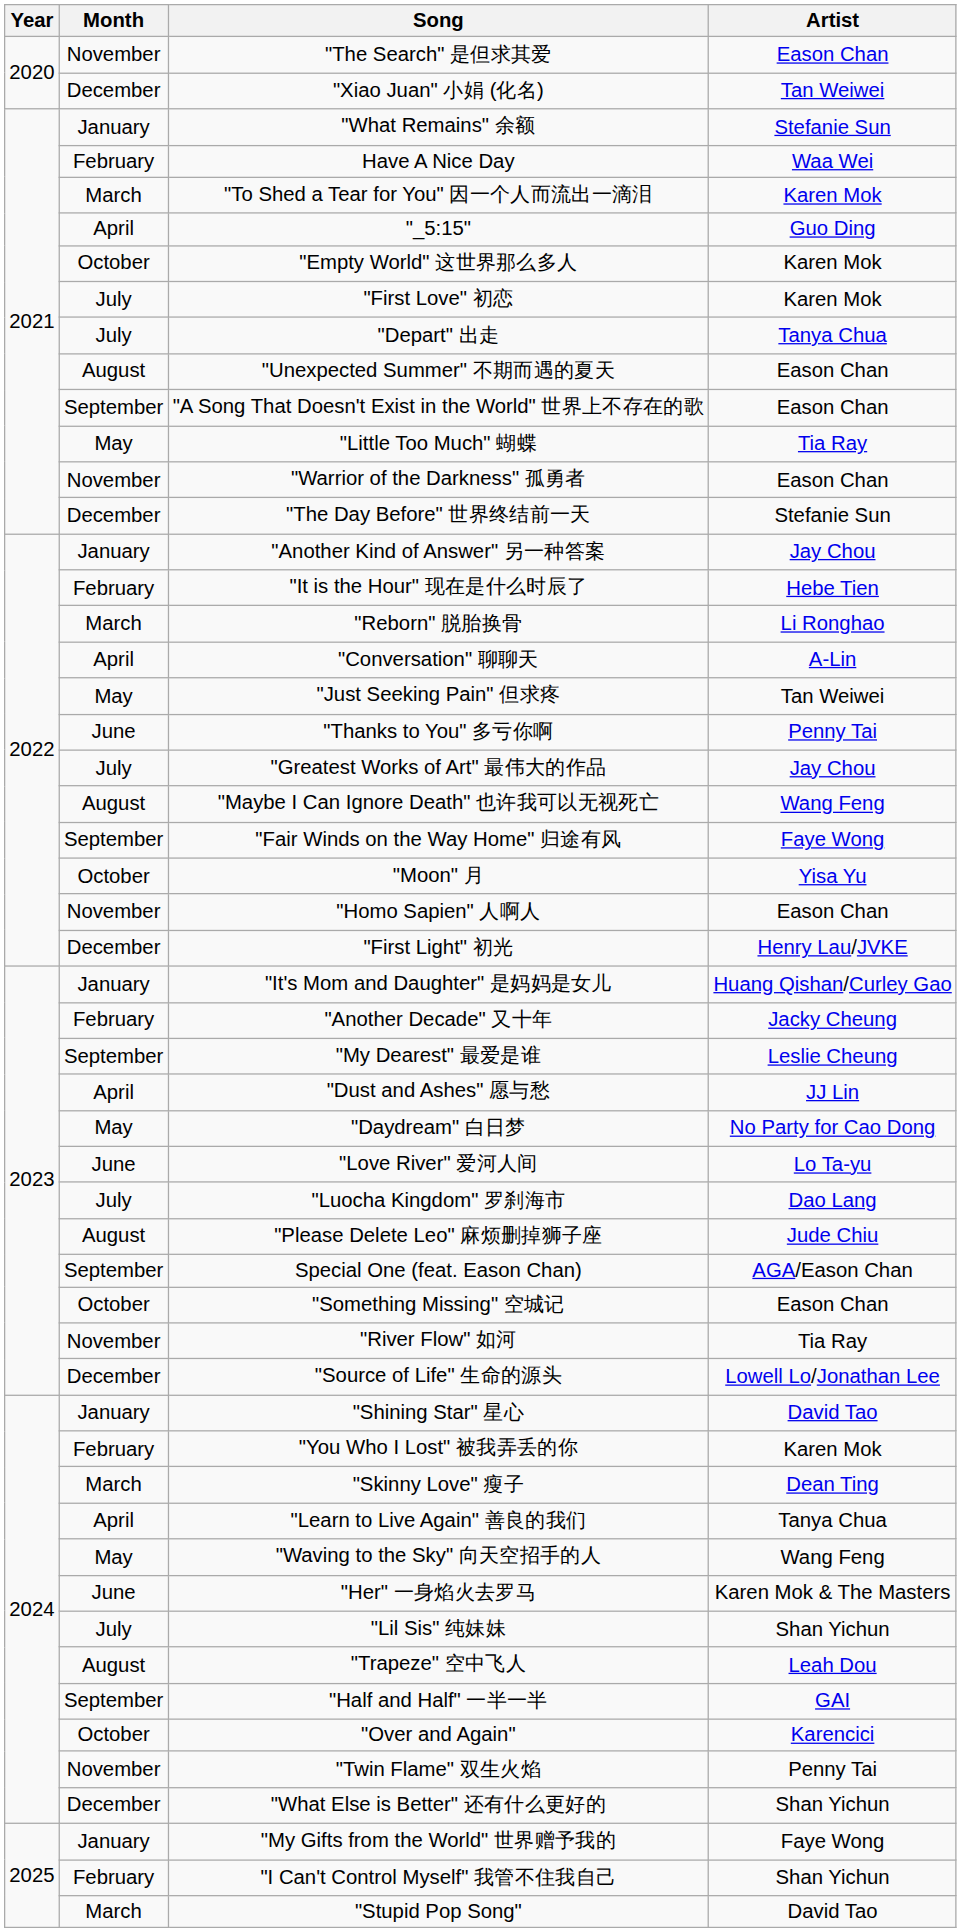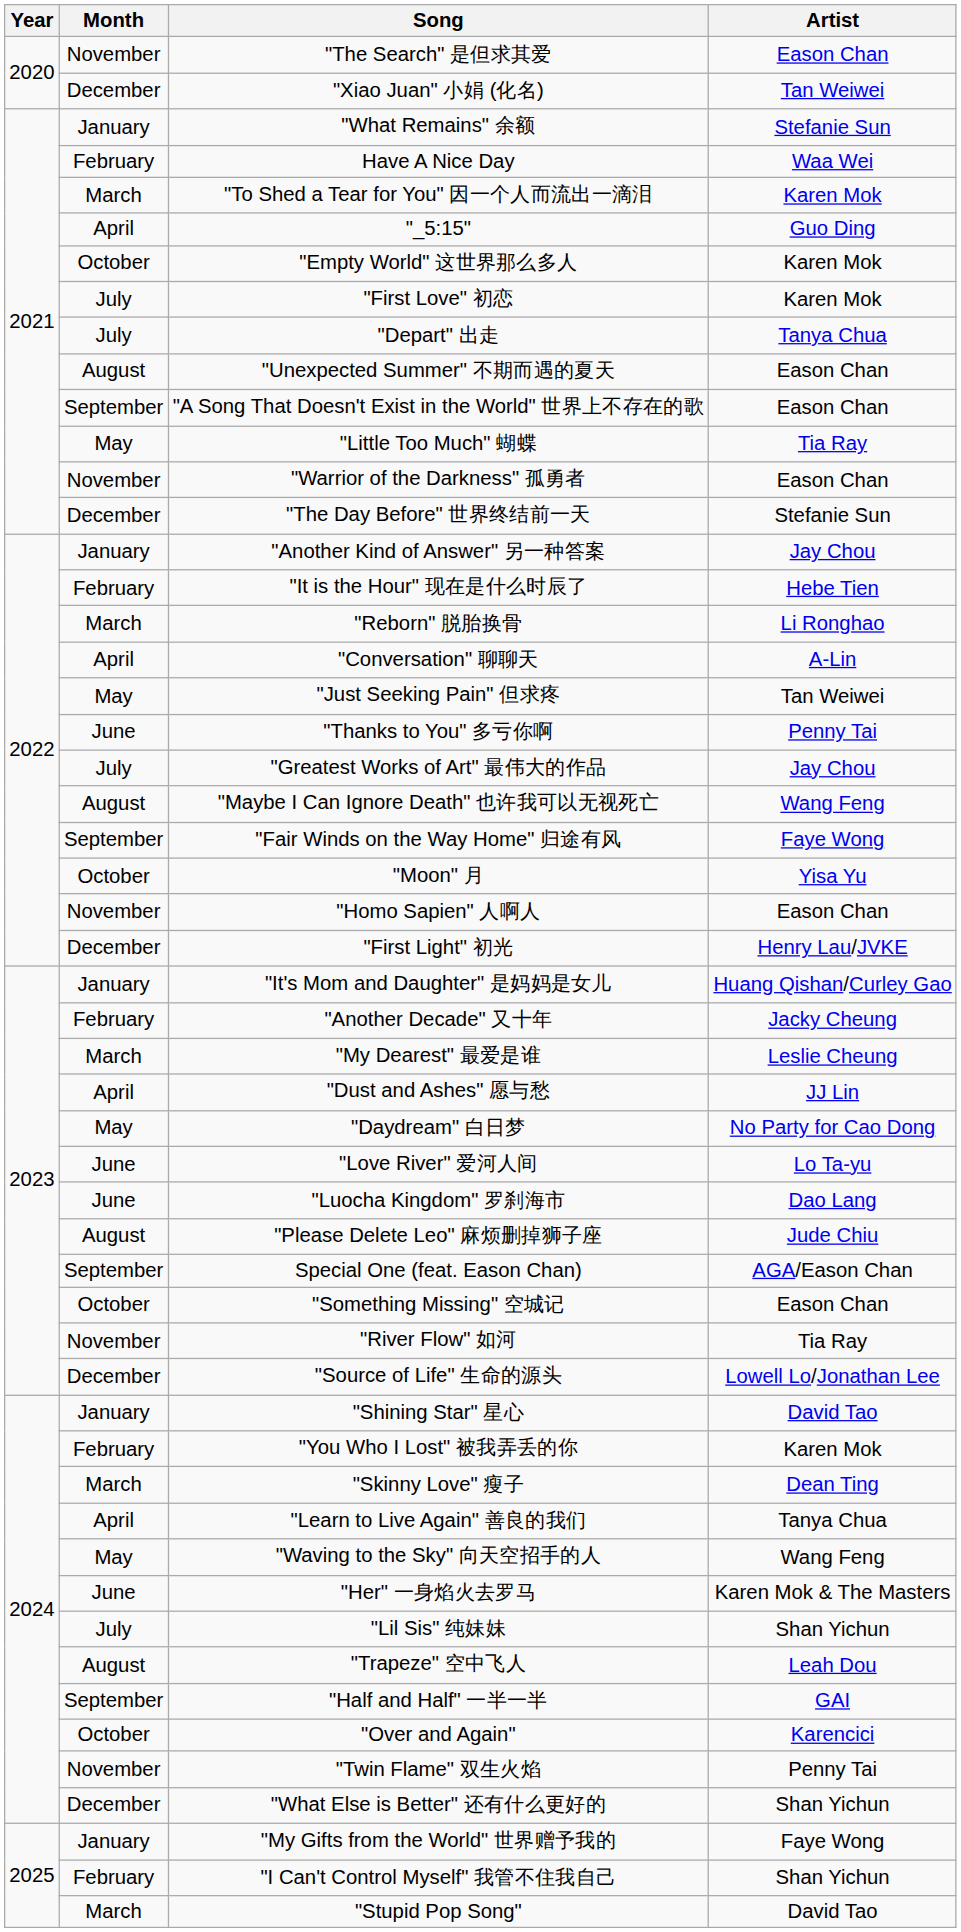(114, 1056) September -> (114, 1056) March
(114, 1200) July -> (114, 1200) June
